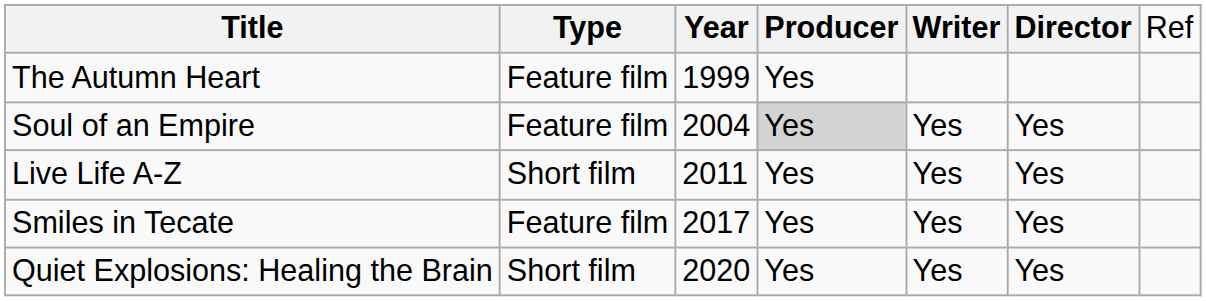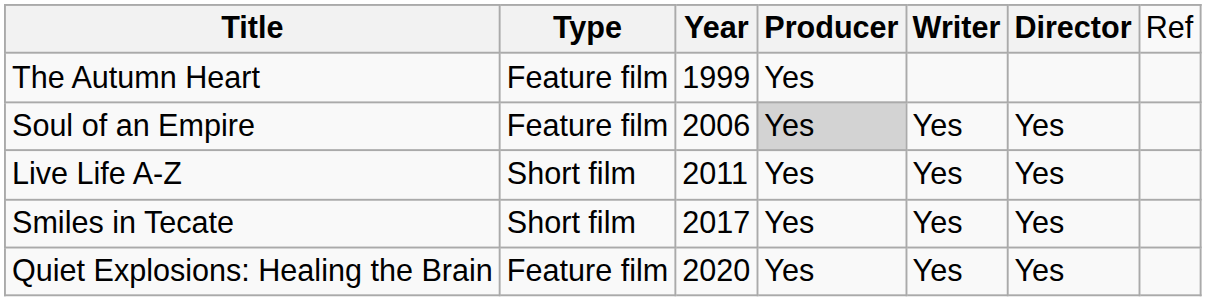(716, 125) 2004 -> (716, 125) 2006
(588, 222) Feature film -> (571, 222) Short film
(571, 271) Short film -> (588, 271) Feature film
